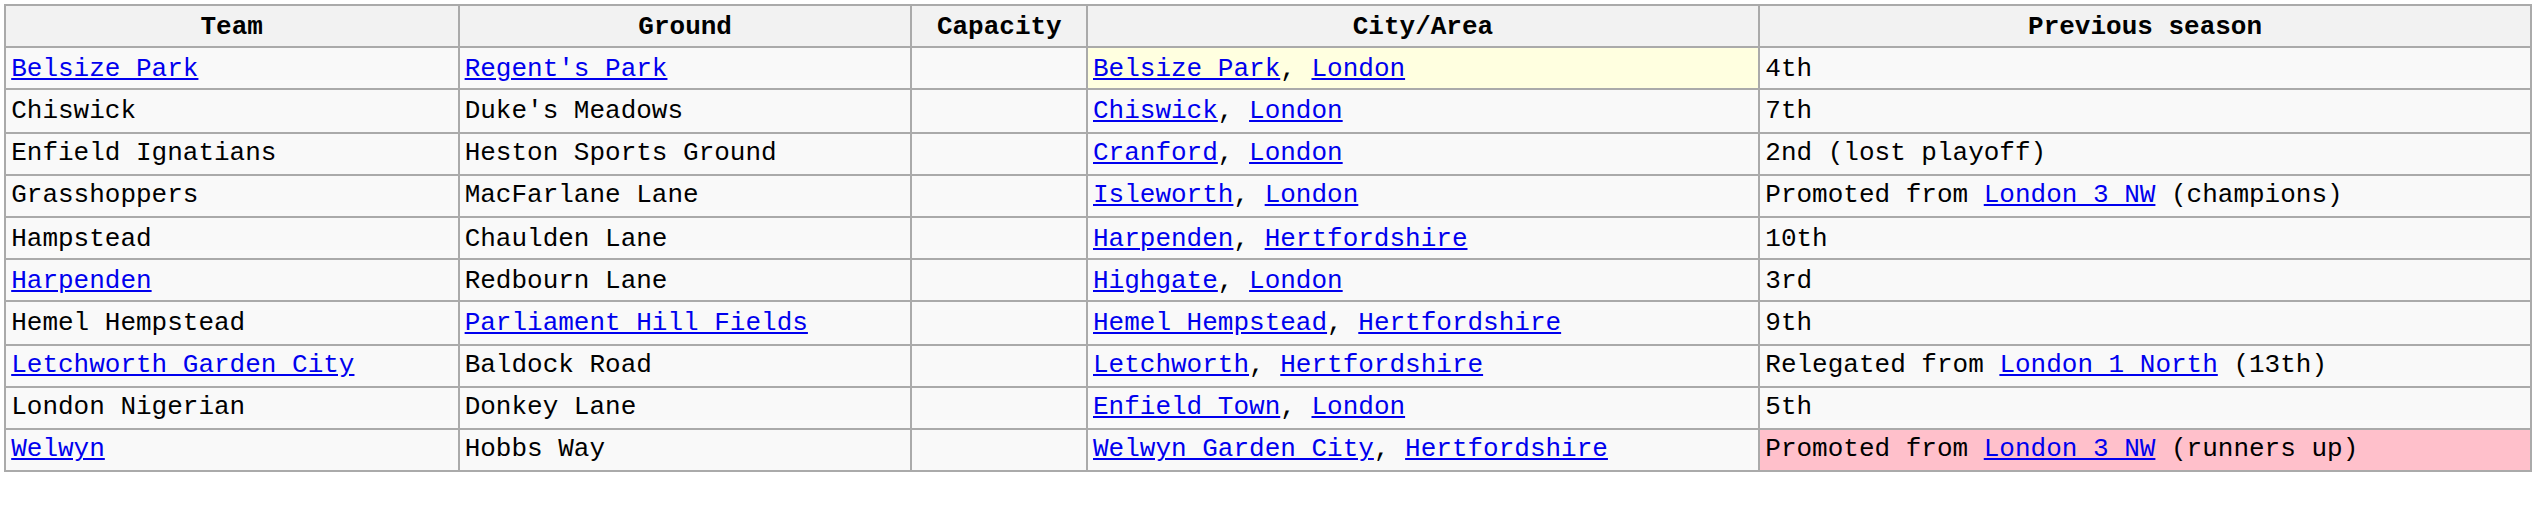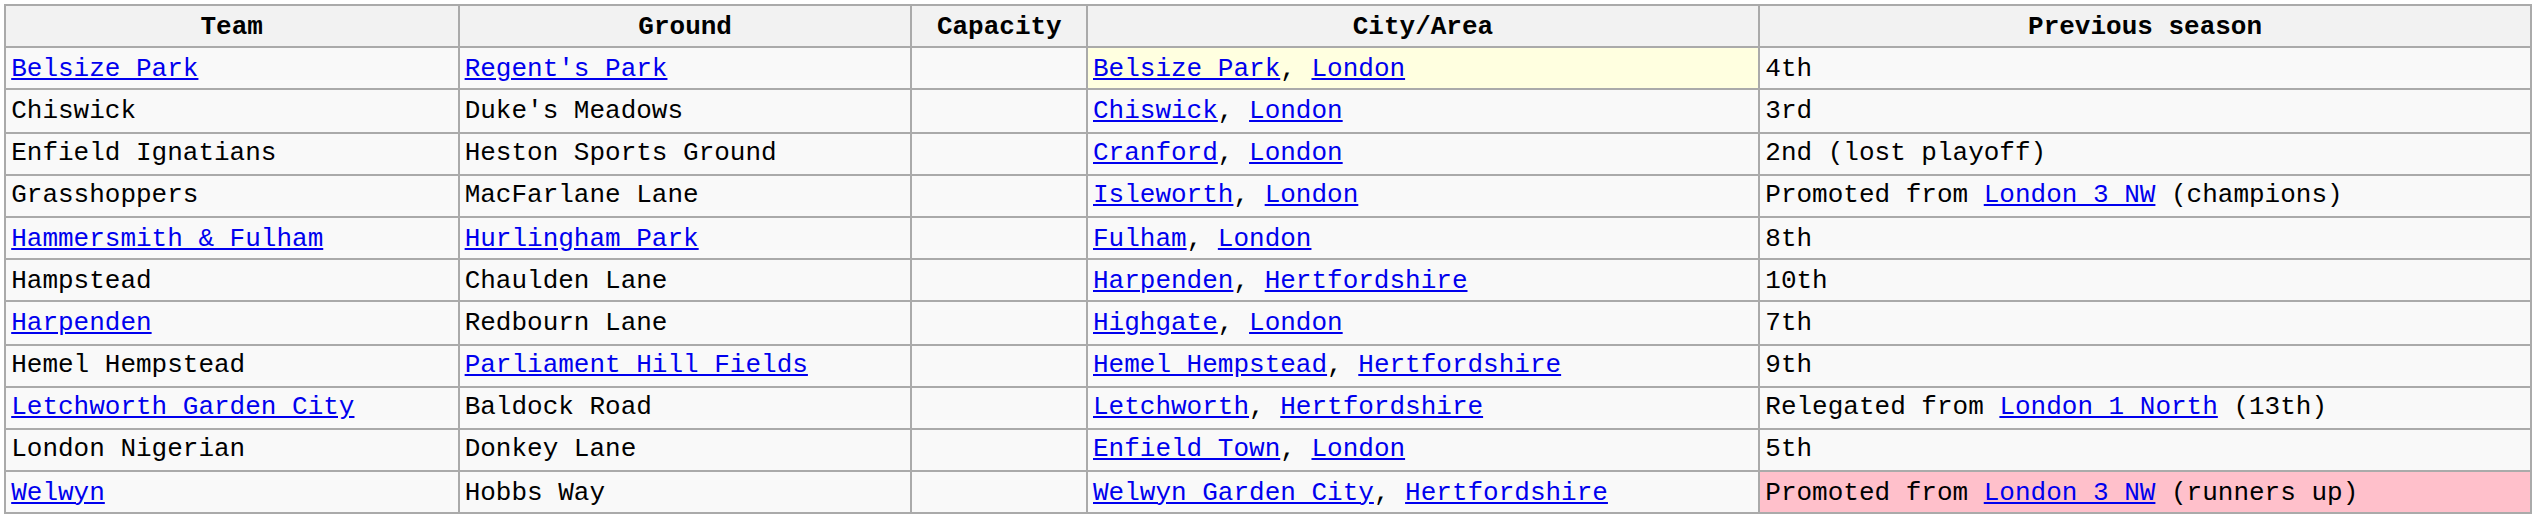(1789, 111) 7th -> (1789, 111) 3rd
+ row: (167, 238)
(1789, 280) 3rd -> (1789, 323) 7th
